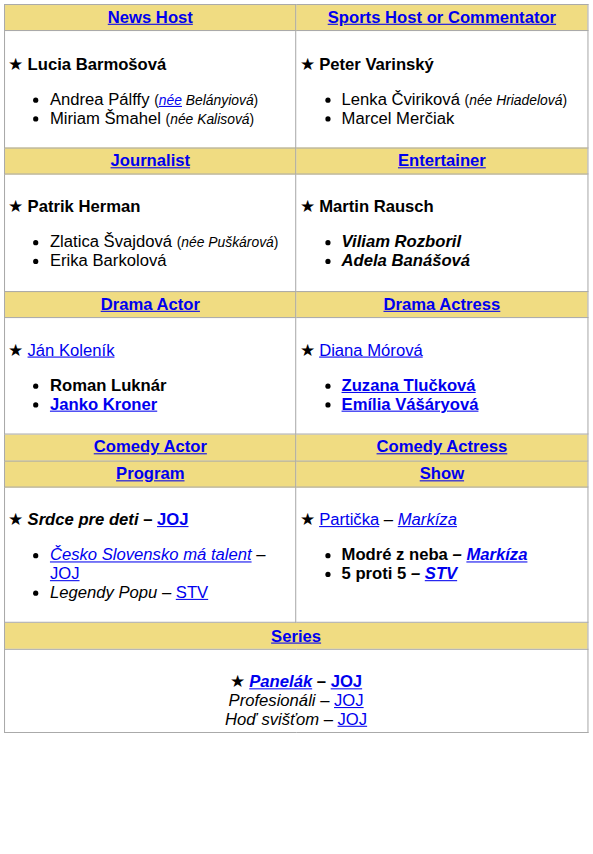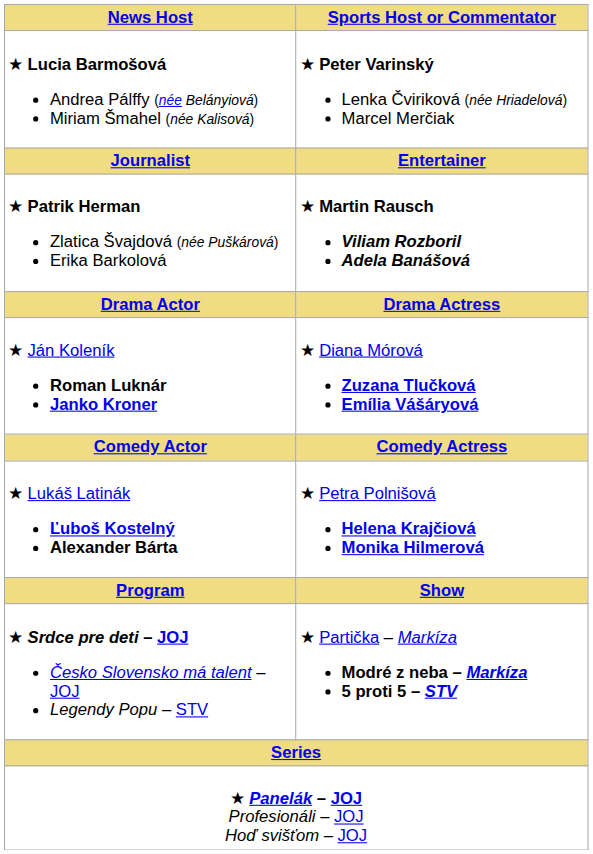+ row: (150, 521)
